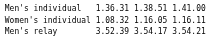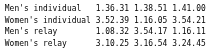(112, 20) 1.08.32 -> (112, 20) 3.52.39
(189, 20) 1.16.11 -> (189, 20) 3.54.21
(112, 32) 3.52.39 -> (112, 32) 1.08.32
(189, 32) 3.54.21 -> (189, 32) 1.16.11
+ row: (36, 43)
